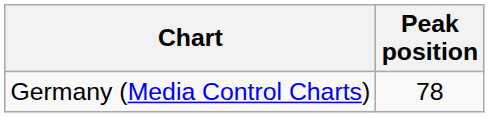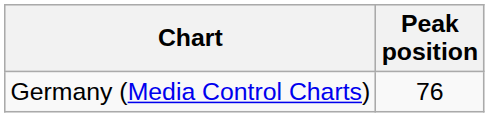(430, 91) 78 -> (430, 91) 76
